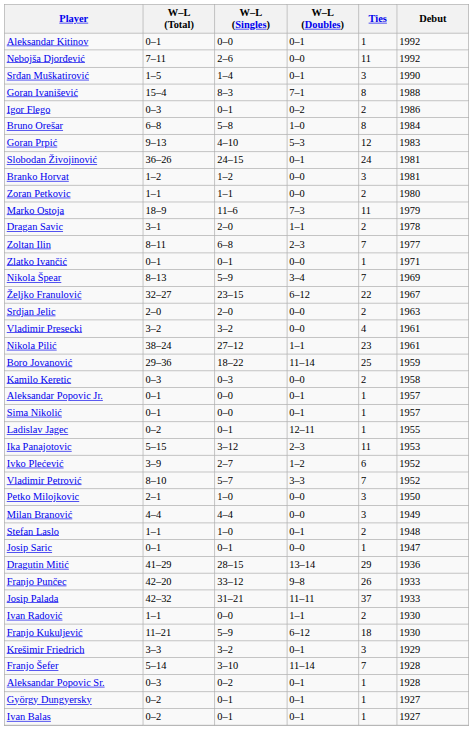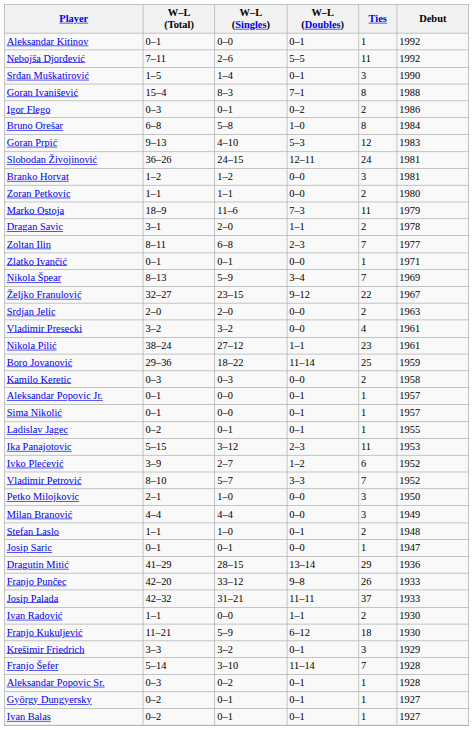(297, 58) 0–0 -> (297, 58) 5–5
(297, 159) 0–1 -> (302, 159) 12–11
(300, 294) 6–12 -> (300, 294) 9–12
(302, 429) 12–11 -> (297, 429) 0–1
